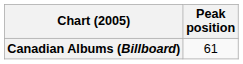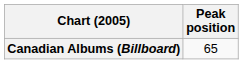(211, 48) 61 -> (211, 48) 65
